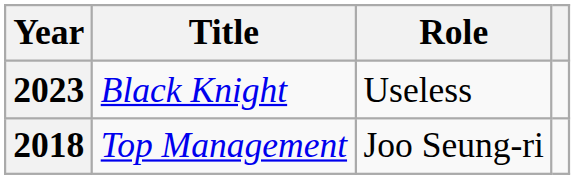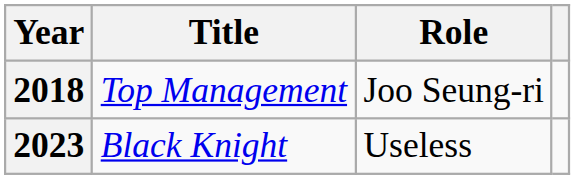rows swapped: (49, 145) <-> (49, 88)
